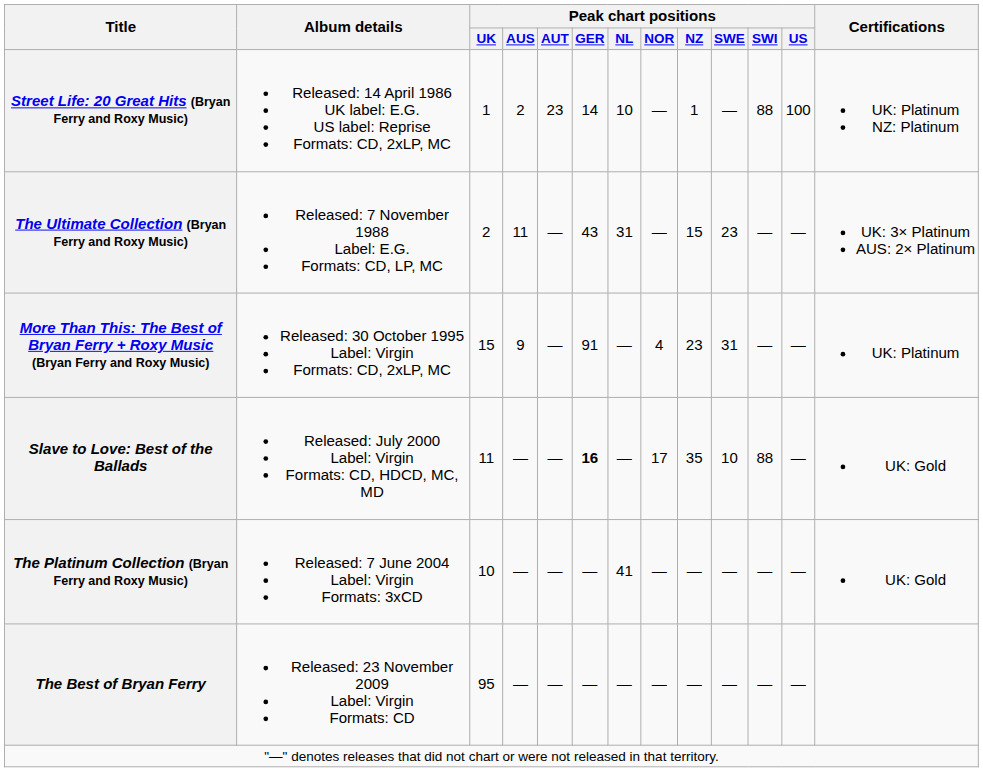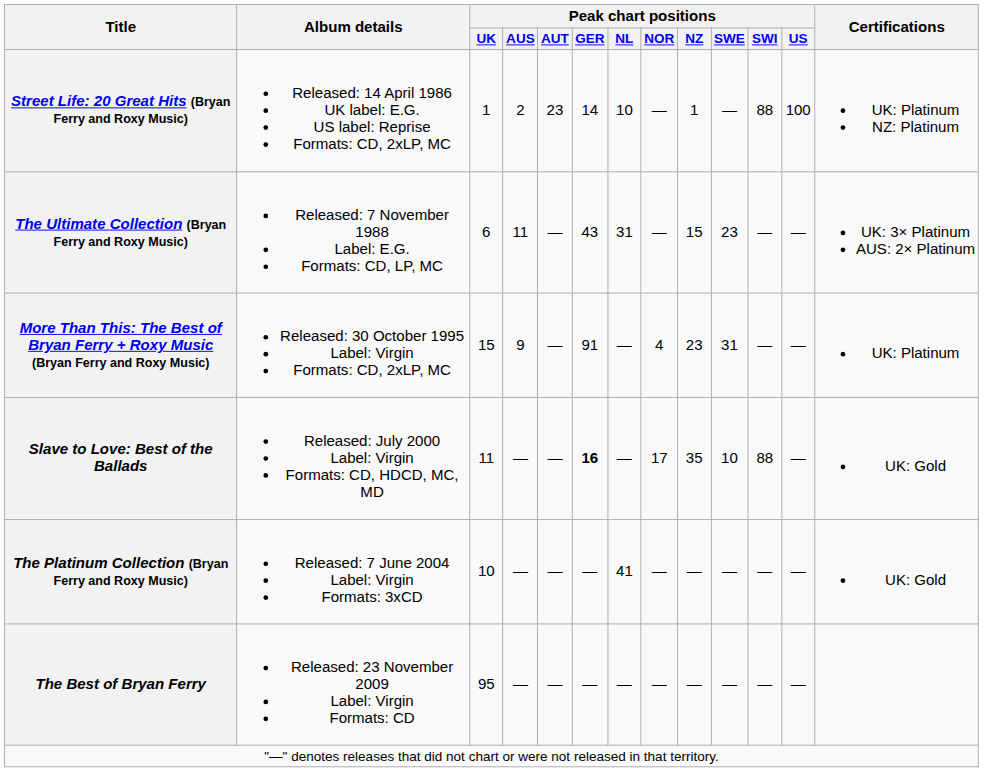(486, 232) 2 -> (486, 232) 6
